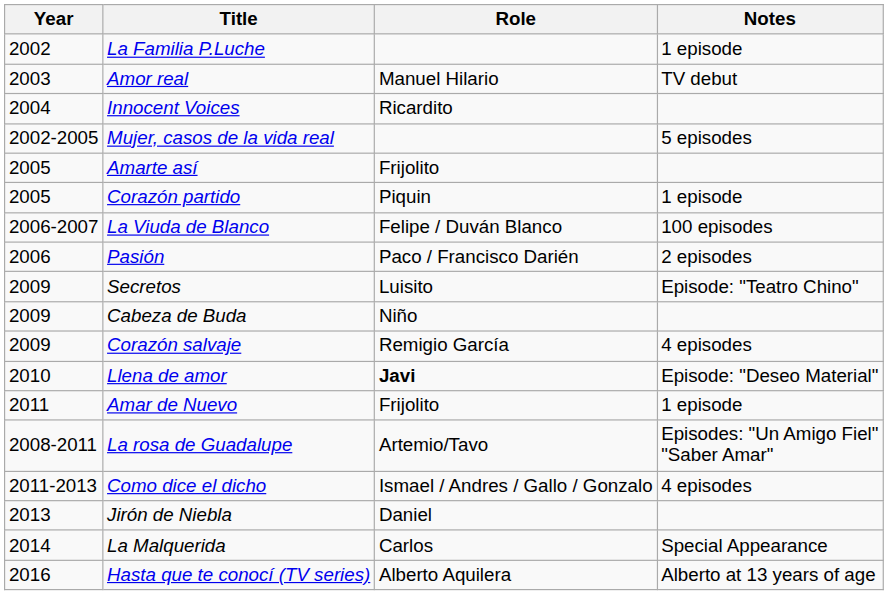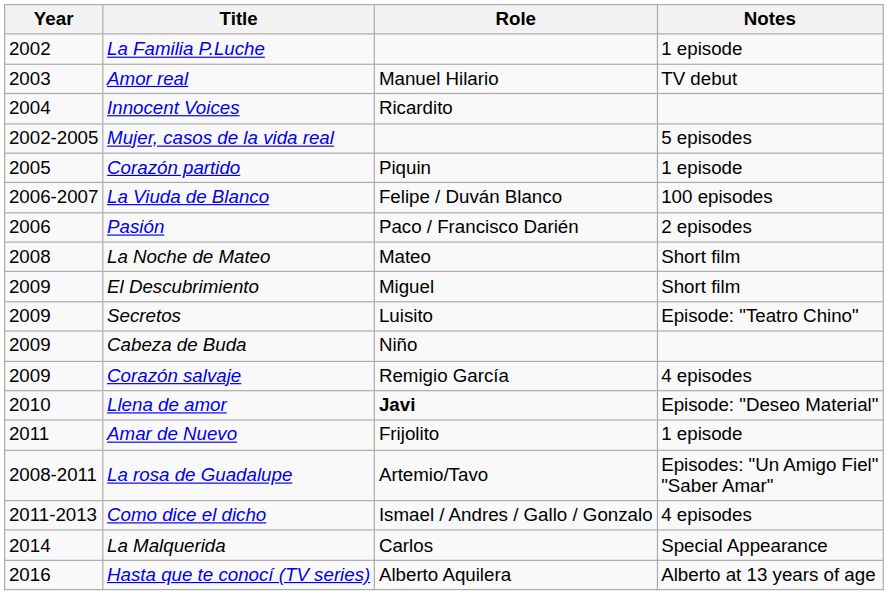- row: (152, 167)
+ row: (189, 256)
+ row: (183, 286)
- row: (169, 515)
